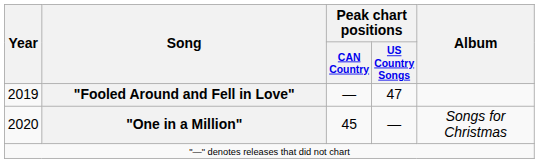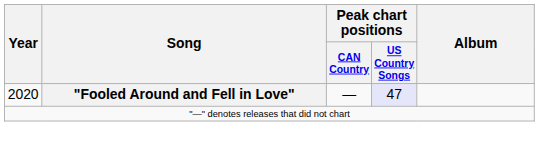(23, 94) 2019 -> (23, 94) 2020
(394, 94) no background -> (394, 94) lavender background
- row: (184, 124)
